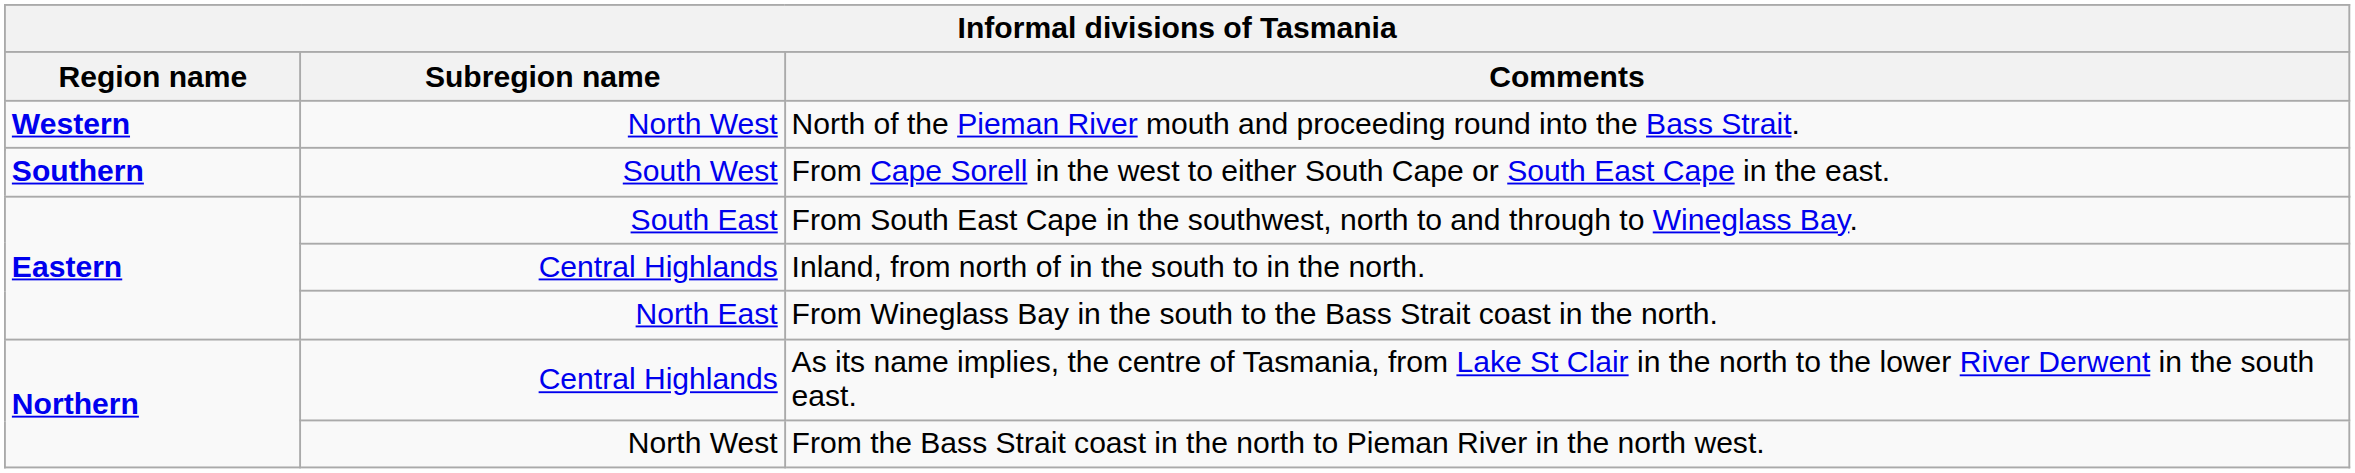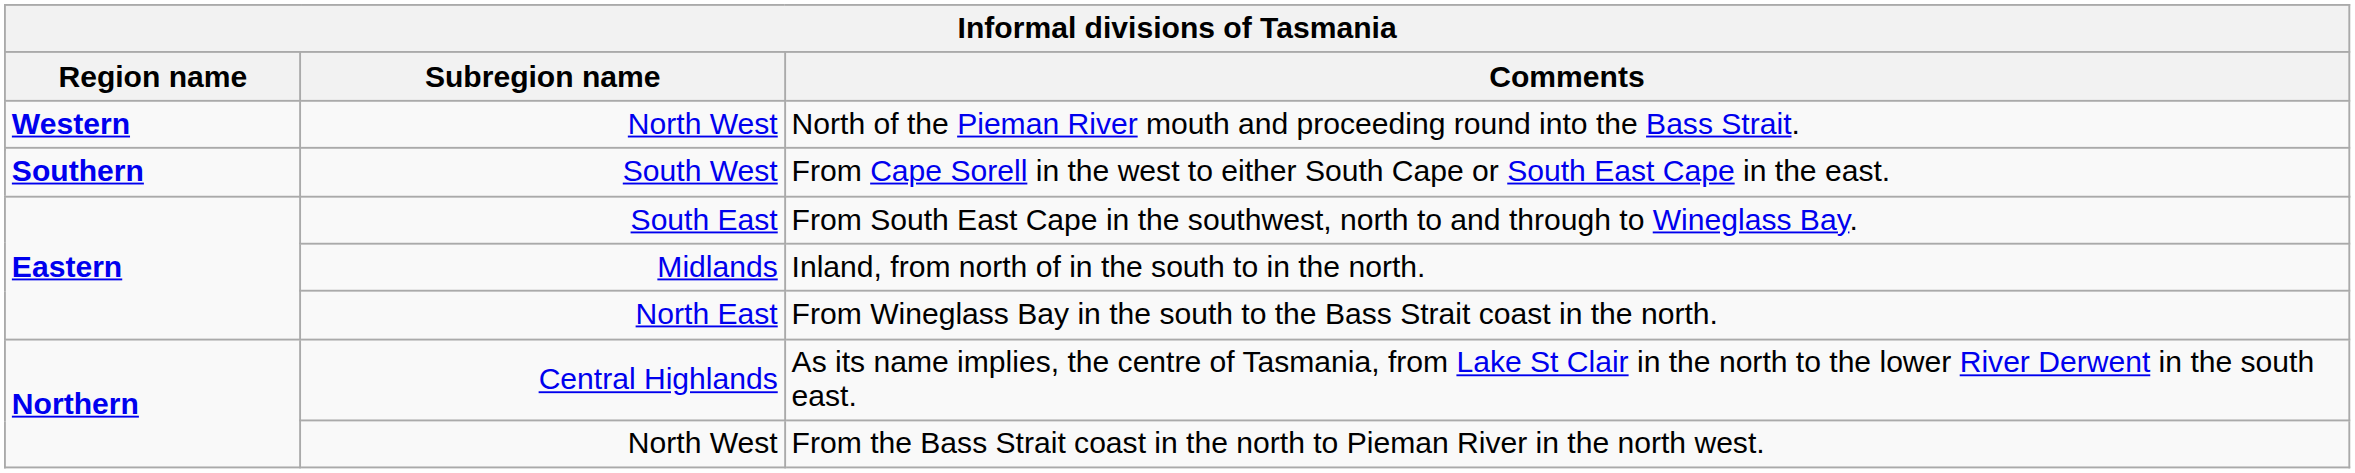(658, 266) Central Highlands -> (718, 266) Midlands
